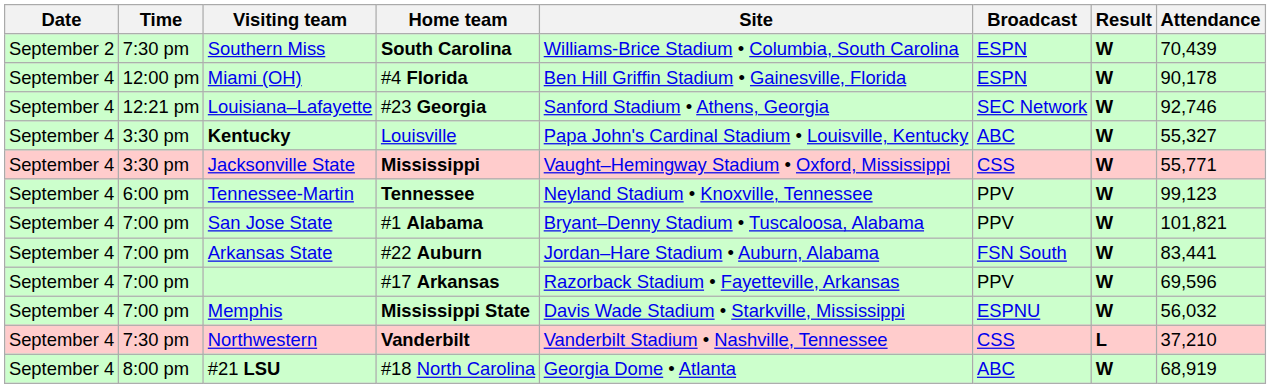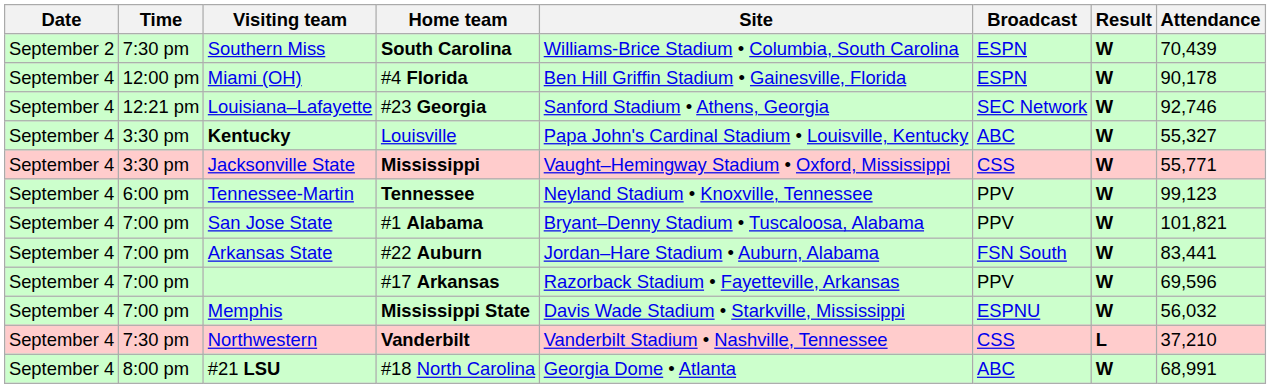(1189, 369) 68,919 -> (1189, 369) 68,991
